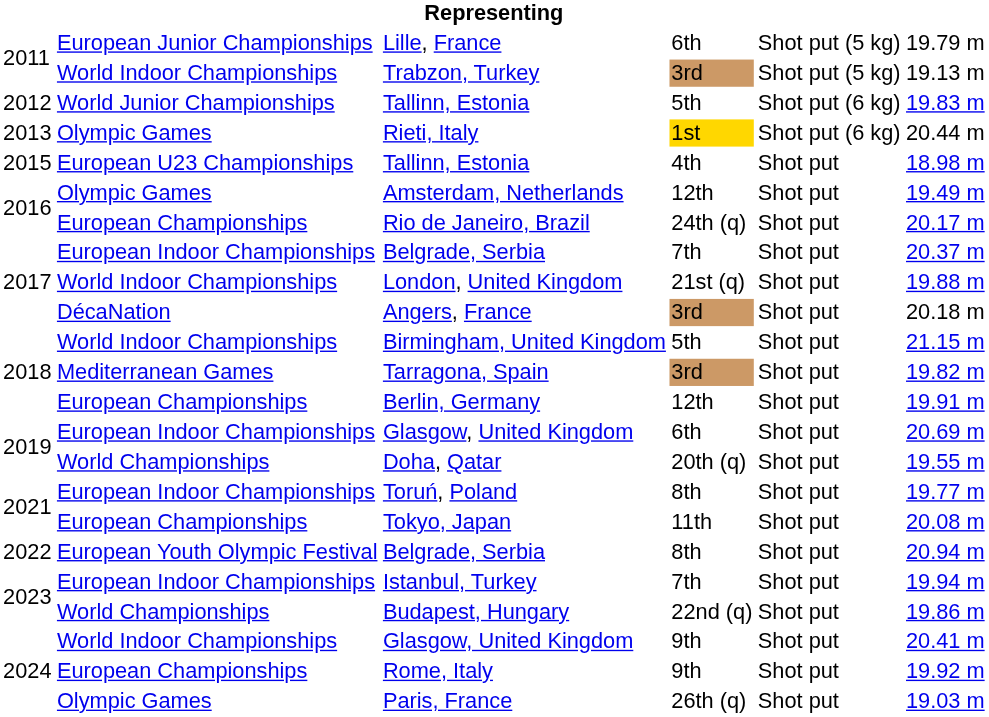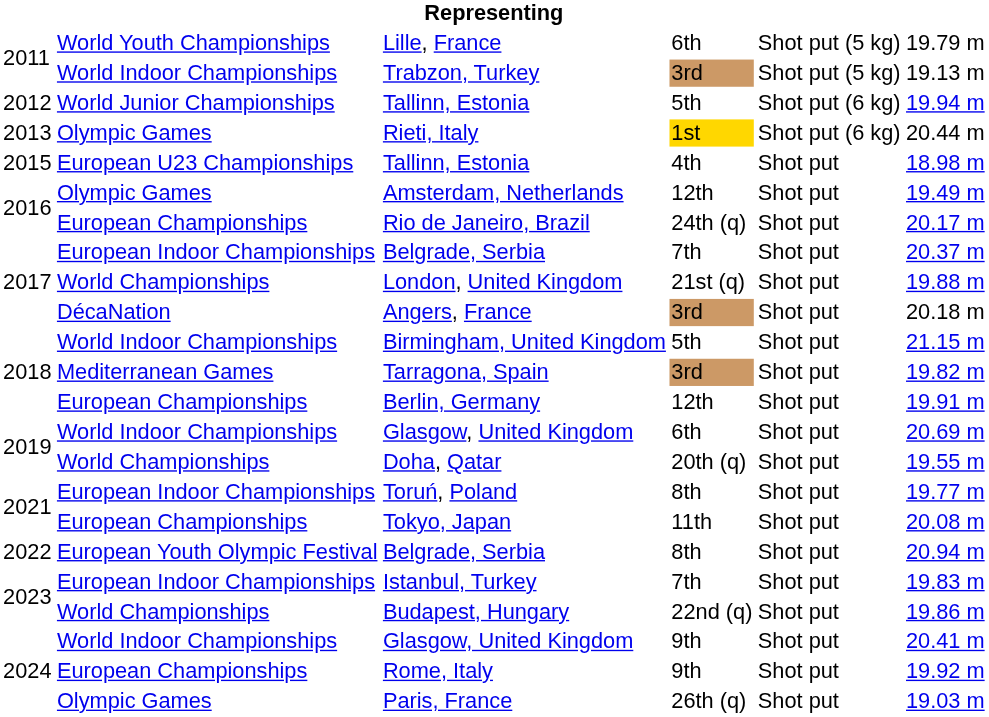(215, 43) European Junior Championships -> (193, 43) World Youth Championships
(945, 102) 19.83 m -> (945, 102) 19.94 m
(197, 282) World Indoor Championships -> (163, 282) World Championships
(216, 432) European Indoor Championships -> (197, 432) World Indoor Championships
(945, 581) 19.94 m -> (945, 581) 19.83 m
